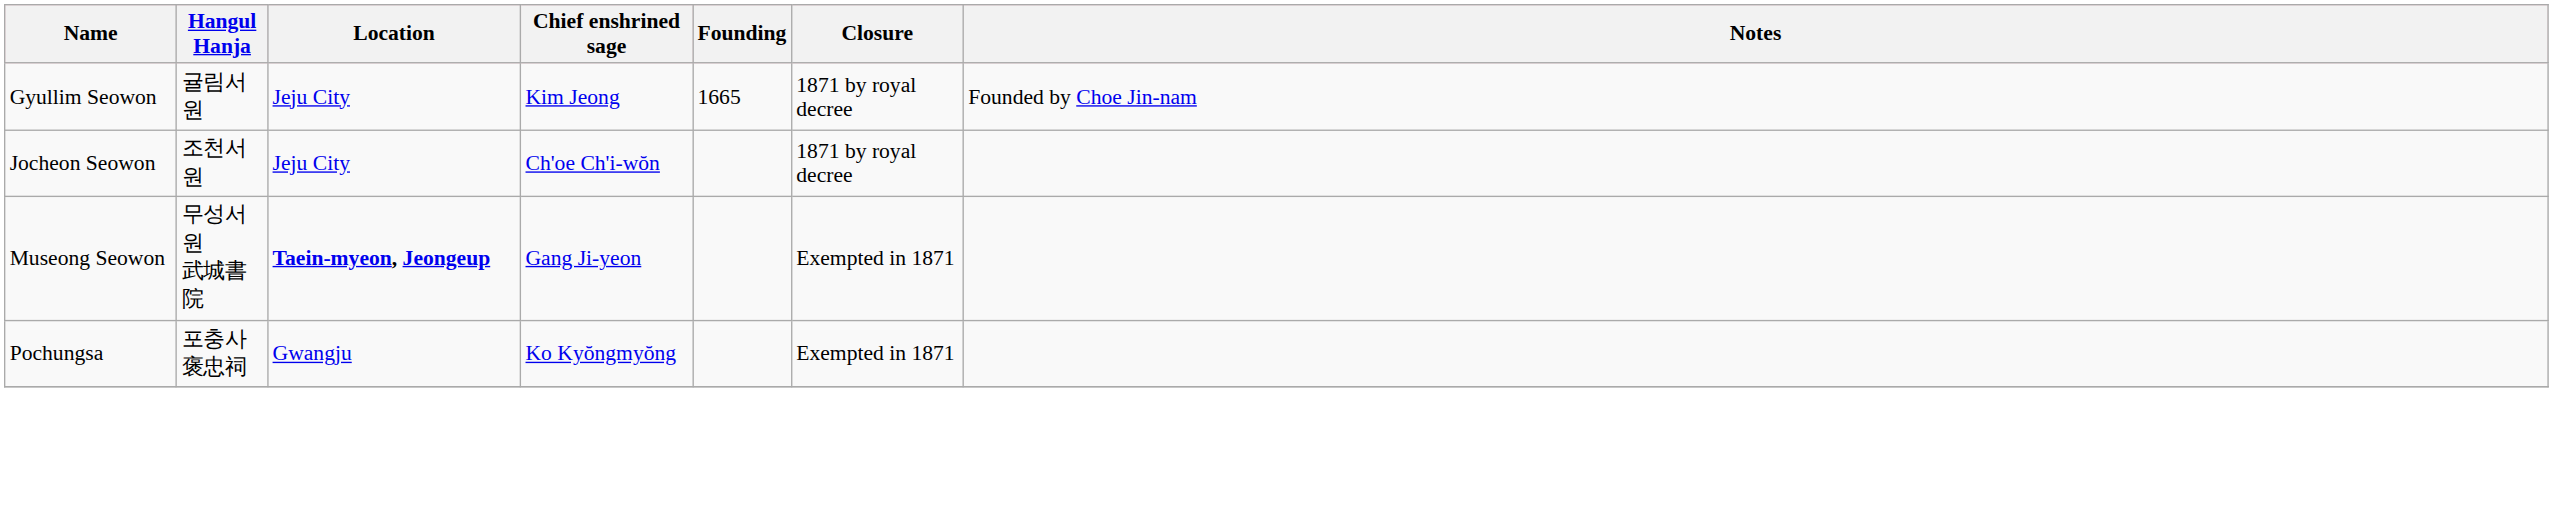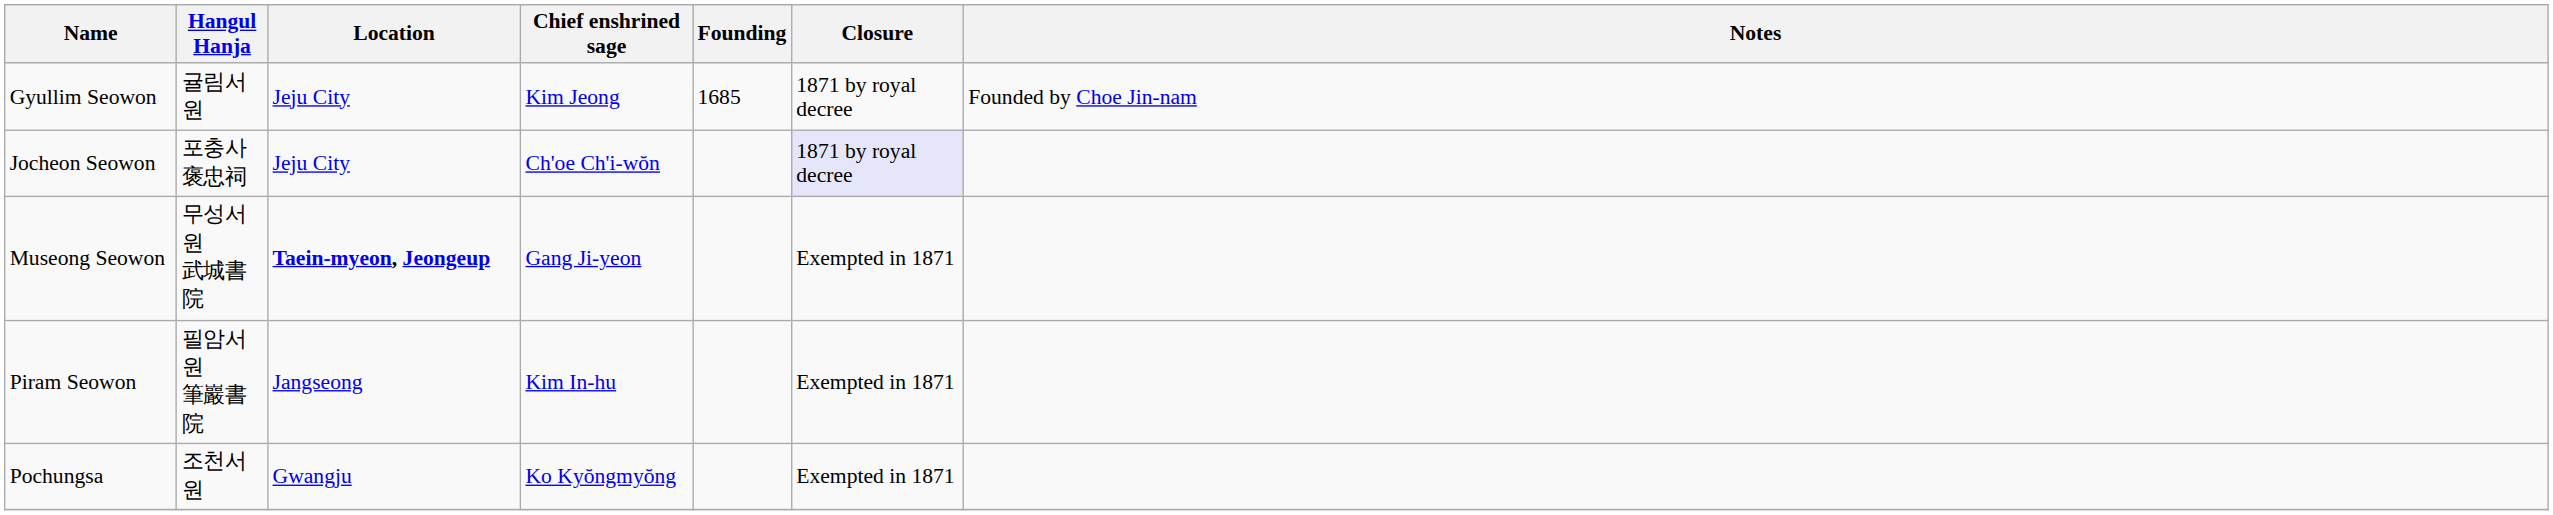(719, 96) 1665 -> (719, 96) 1685
(214, 162) 조천서원 -> (214, 162) 포충사 褒忠祠
(856, 163) no background -> (856, 163) lavender background
+ row: (73, 381)
(214, 352) 포충사 褒忠祠 -> (214, 475) 조천서원
